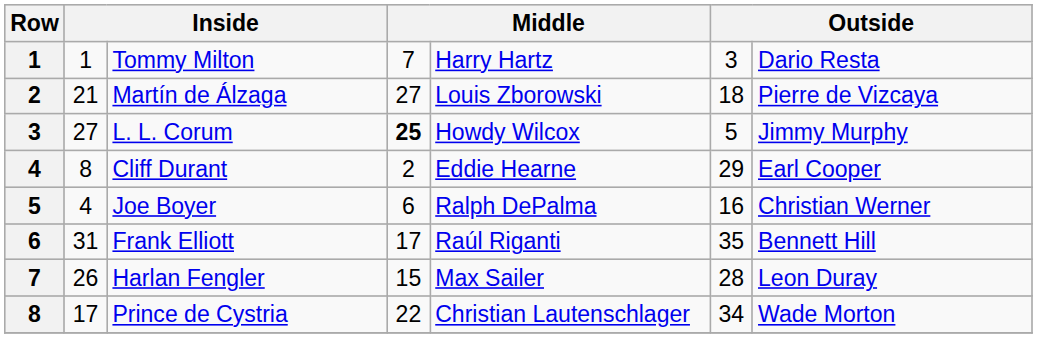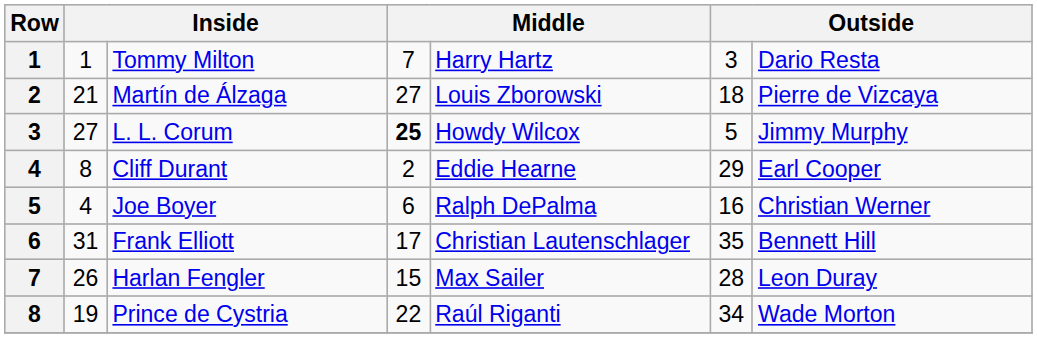(498, 242) Raúl Riganti -> (563, 242) Christian Lautenschlager
(86, 315) 17 -> (86, 315) 19
(563, 315) Christian Lautenschlager -> (498, 315) Raúl Riganti
